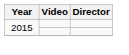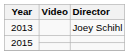+ row: (22, 27)
